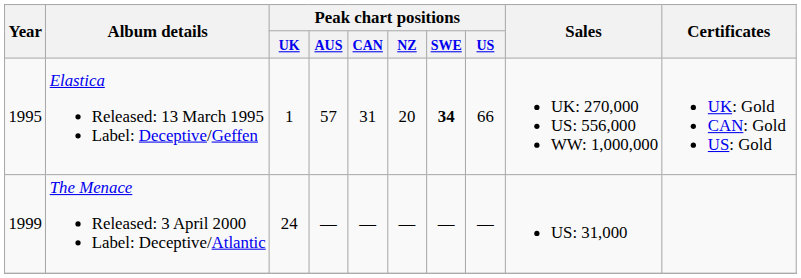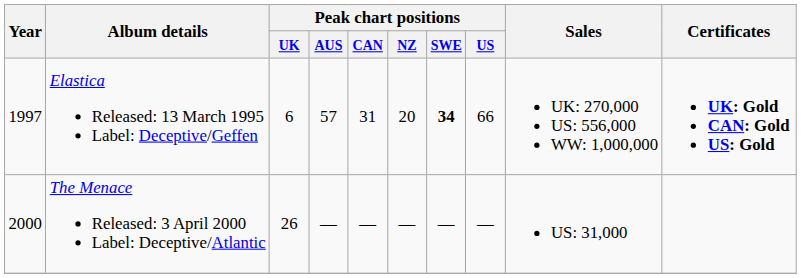(25, 116) 1995 -> (25, 116) 1997
(289, 116) 1 -> (289, 116) 6
(729, 126) normal -> (729, 126) bold
(25, 223) 1999 -> (25, 223) 2000
(289, 223) 24 -> (289, 223) 26
